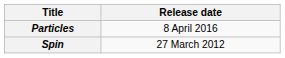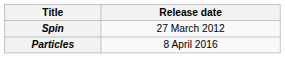rows swapped: (53, 45) <-> (53, 28)
